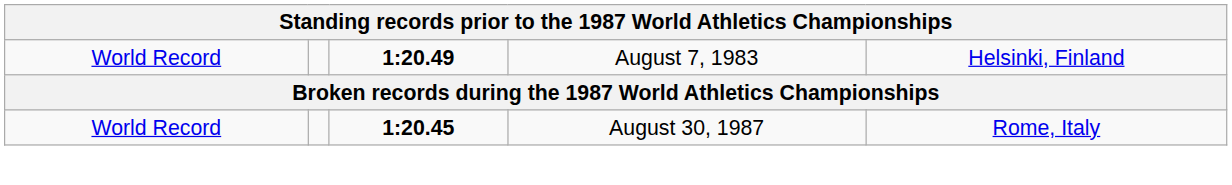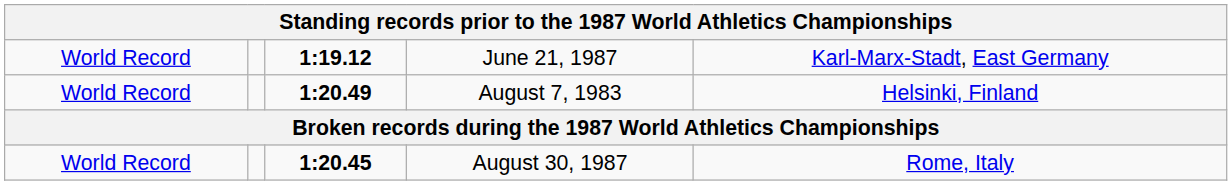+ row: (550, 56)
